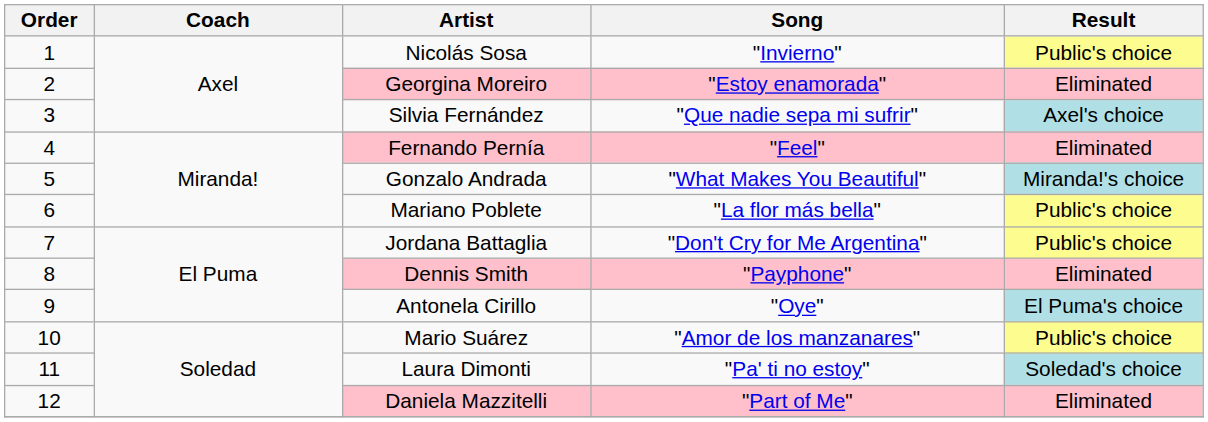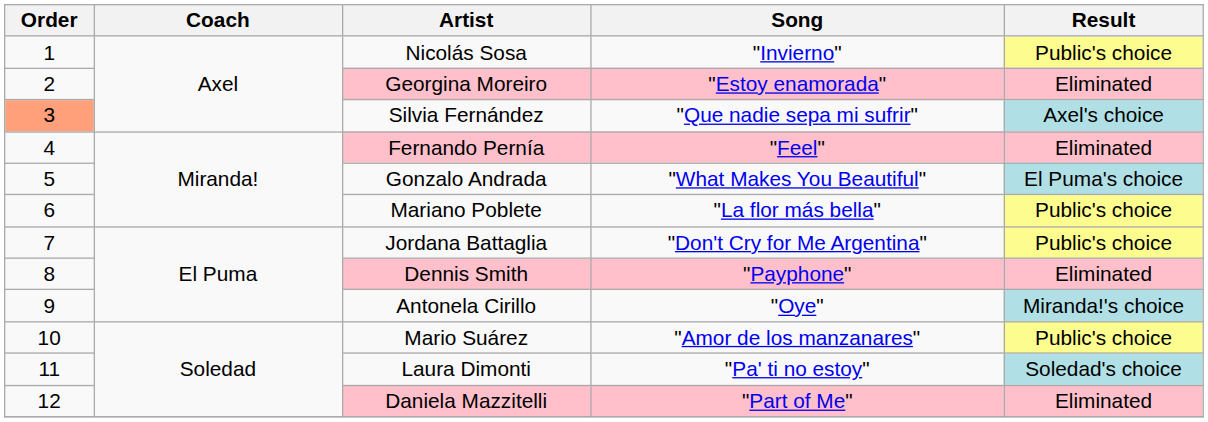(49, 116) no background -> (49, 116) lightsalmon background
(1104, 179) Miranda!'s choice -> (1104, 179) El Puma's choice
(1104, 306) El Puma's choice -> (1104, 306) Miranda!'s choice
